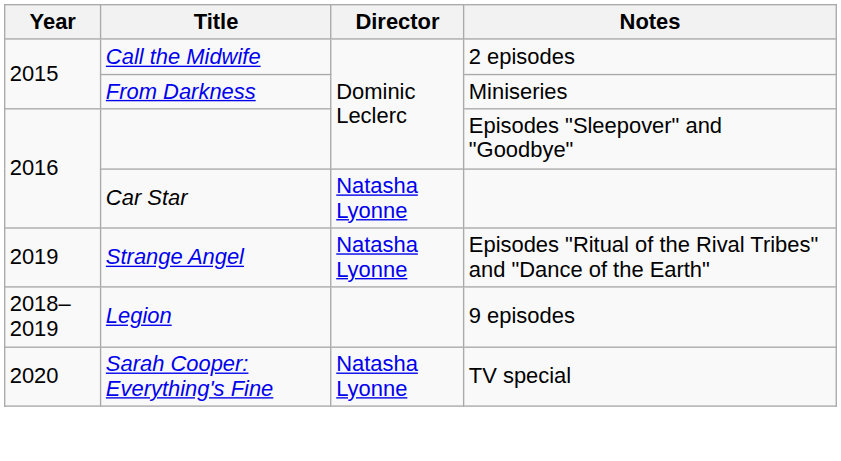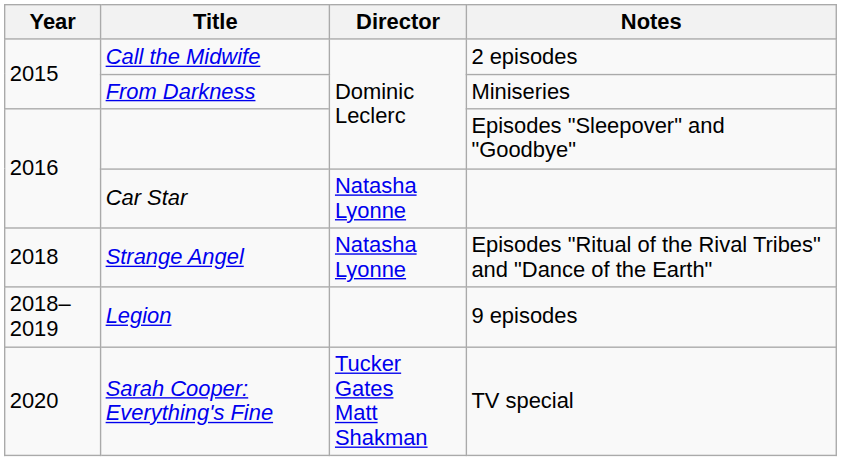(34, 257) 2019 -> (34, 257) 2018
(377, 376) Natasha Lyonne -> (381, 400) Tucker Gates Matt Shakman
